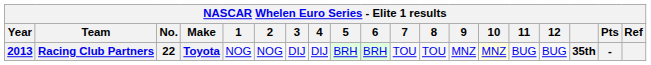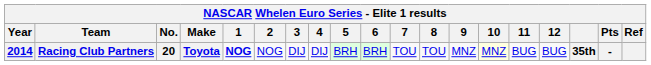(20, 51) 2013 -> (20, 51) 2014
(169, 51) 22 -> (169, 51) 20
(238, 51) normal -> (238, 51) bold
